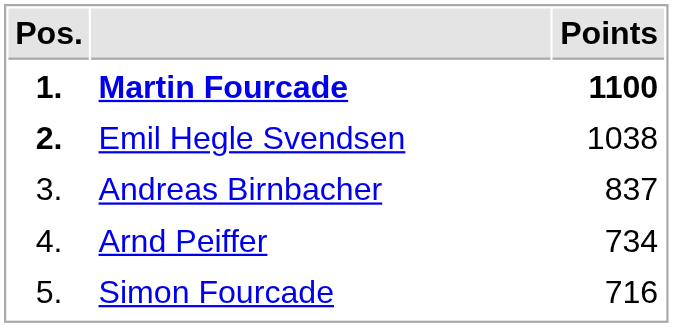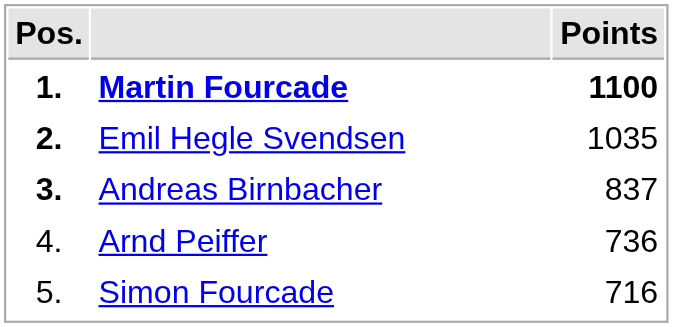(623, 138) 1038 -> (623, 138) 1035
(49, 189) normal -> (49, 189) bold
(631, 240) 734 -> (631, 240) 736
